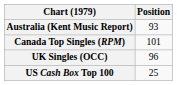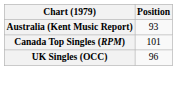- row: (70, 73)
